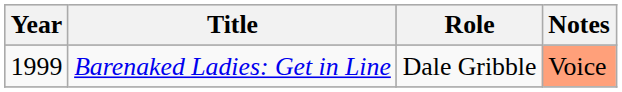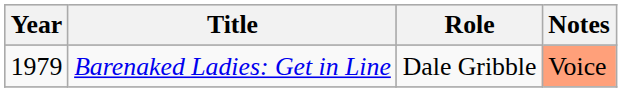(37, 65) 1999 -> (37, 65) 1979
